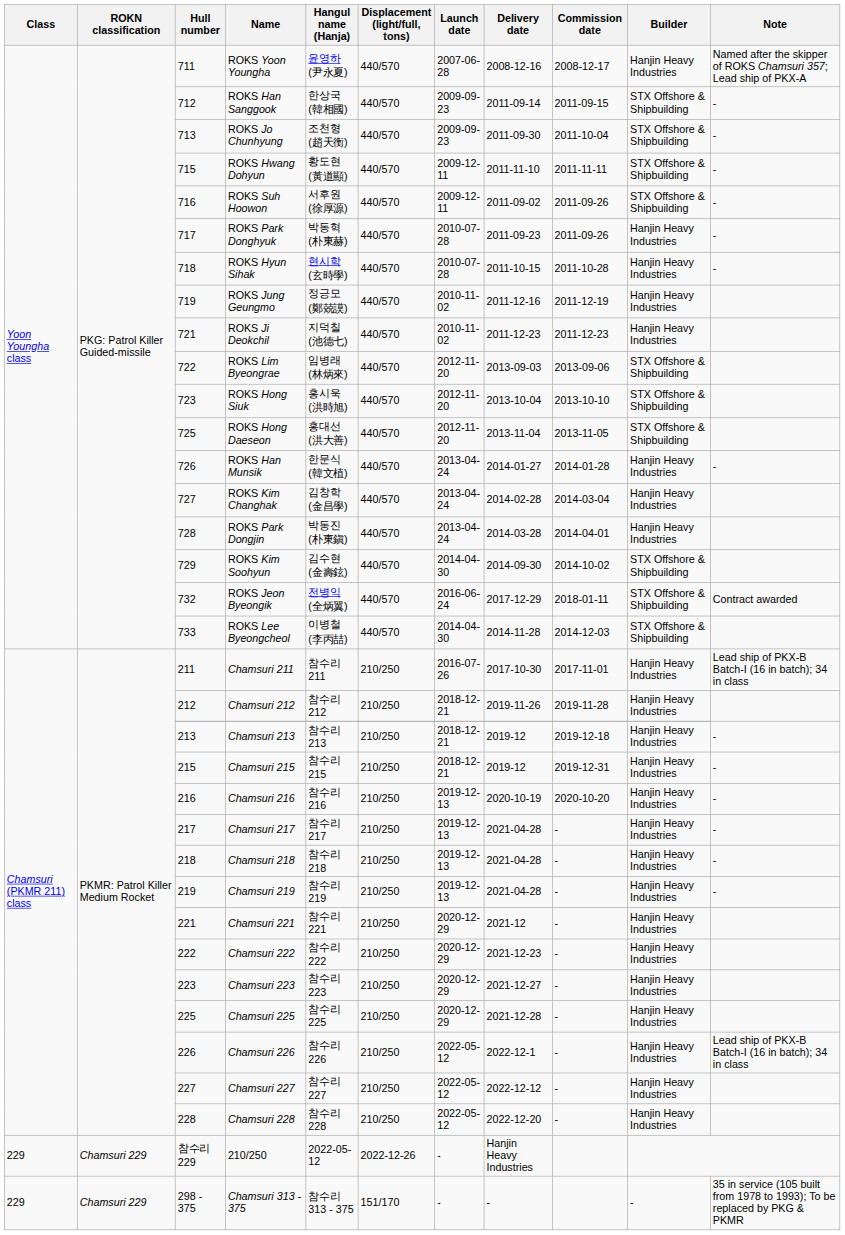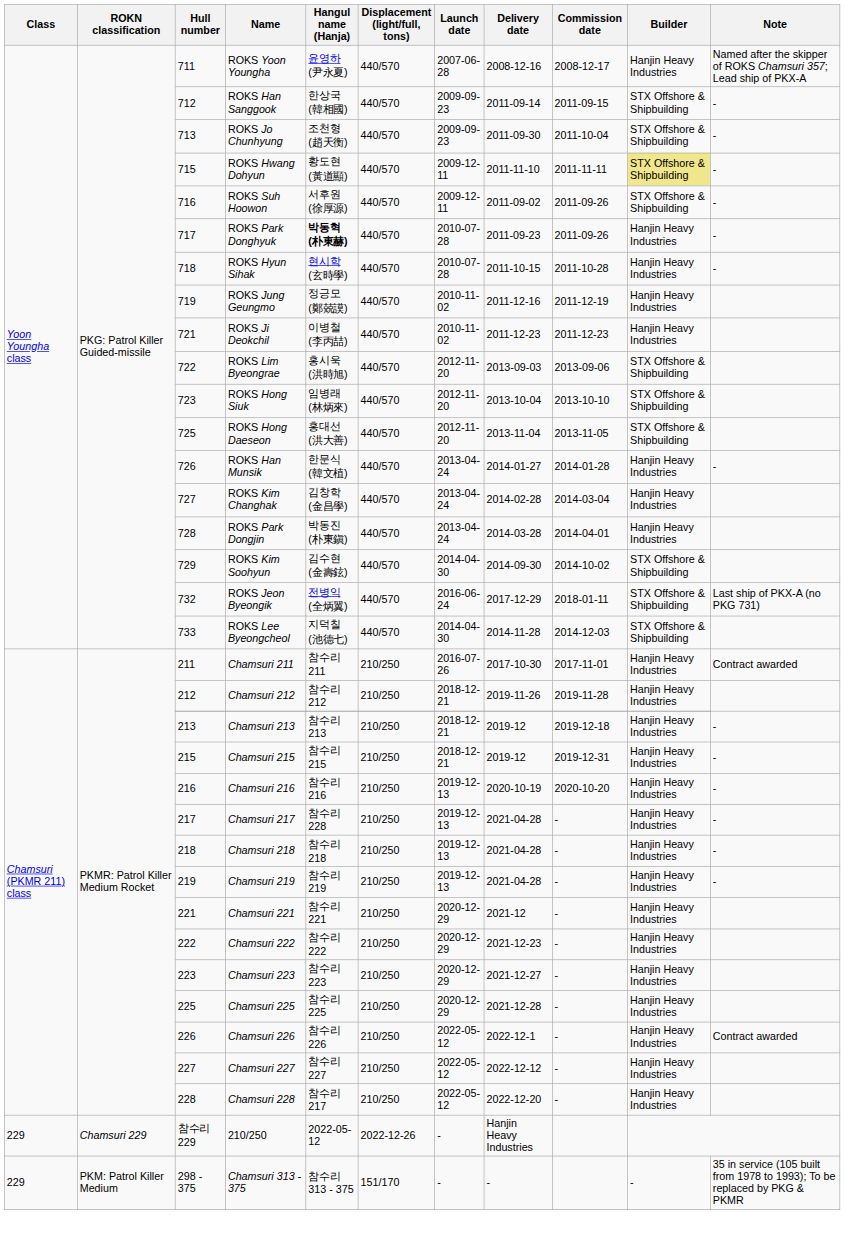(667, 169) no background -> (667, 169) khaki background
(328, 235) normal -> (328, 235) bold
(328, 334) 지덕칠 (池德七) -> (328, 334) 이병철 (李丙喆)
(328, 367) 임병래 (林炳來) -> (328, 367) 홍시욱 (洪時旭)
(328, 400) 홍시욱 (洪時旭) -> (328, 400) 임병래 (林炳來)
(755, 599) Contract awarded -> (767, 599) Last ship of PKX-A (no PKG 731)
(328, 632) 이병철 (李丙喆) -> (328, 632) 지덕칠 (池德七)
(770, 669) Lead ship of PKX-B Batch-I (16 in batch); 34 in class -> (755, 664) Contract awarded
(324, 830) 참수리 217 -> (324, 820) 참수리 228
(770, 1052) Lead ship of PKX-B Batch-I (16 in batch); 34 in class -> (755, 1037) Contract awarded
(324, 1120) 참수리 228 -> (324, 1099) 참수리 217
(113, 1203) Chamsuri 229 -> (122, 1182) PKM: Patrol Killer Medium
